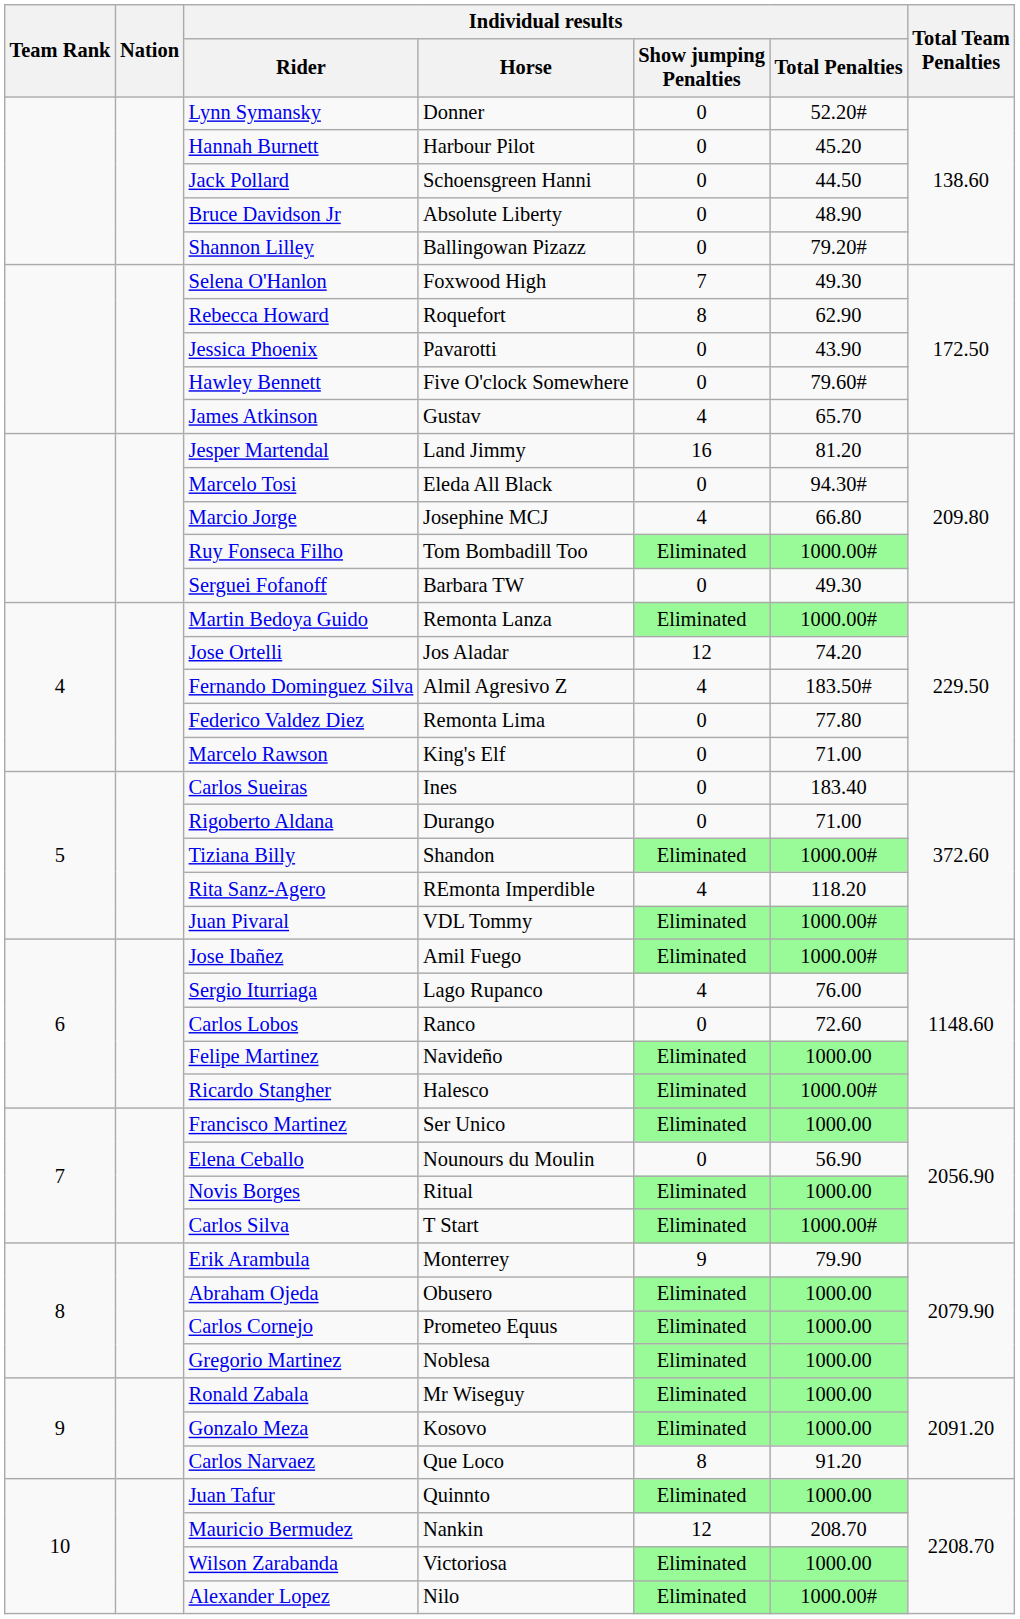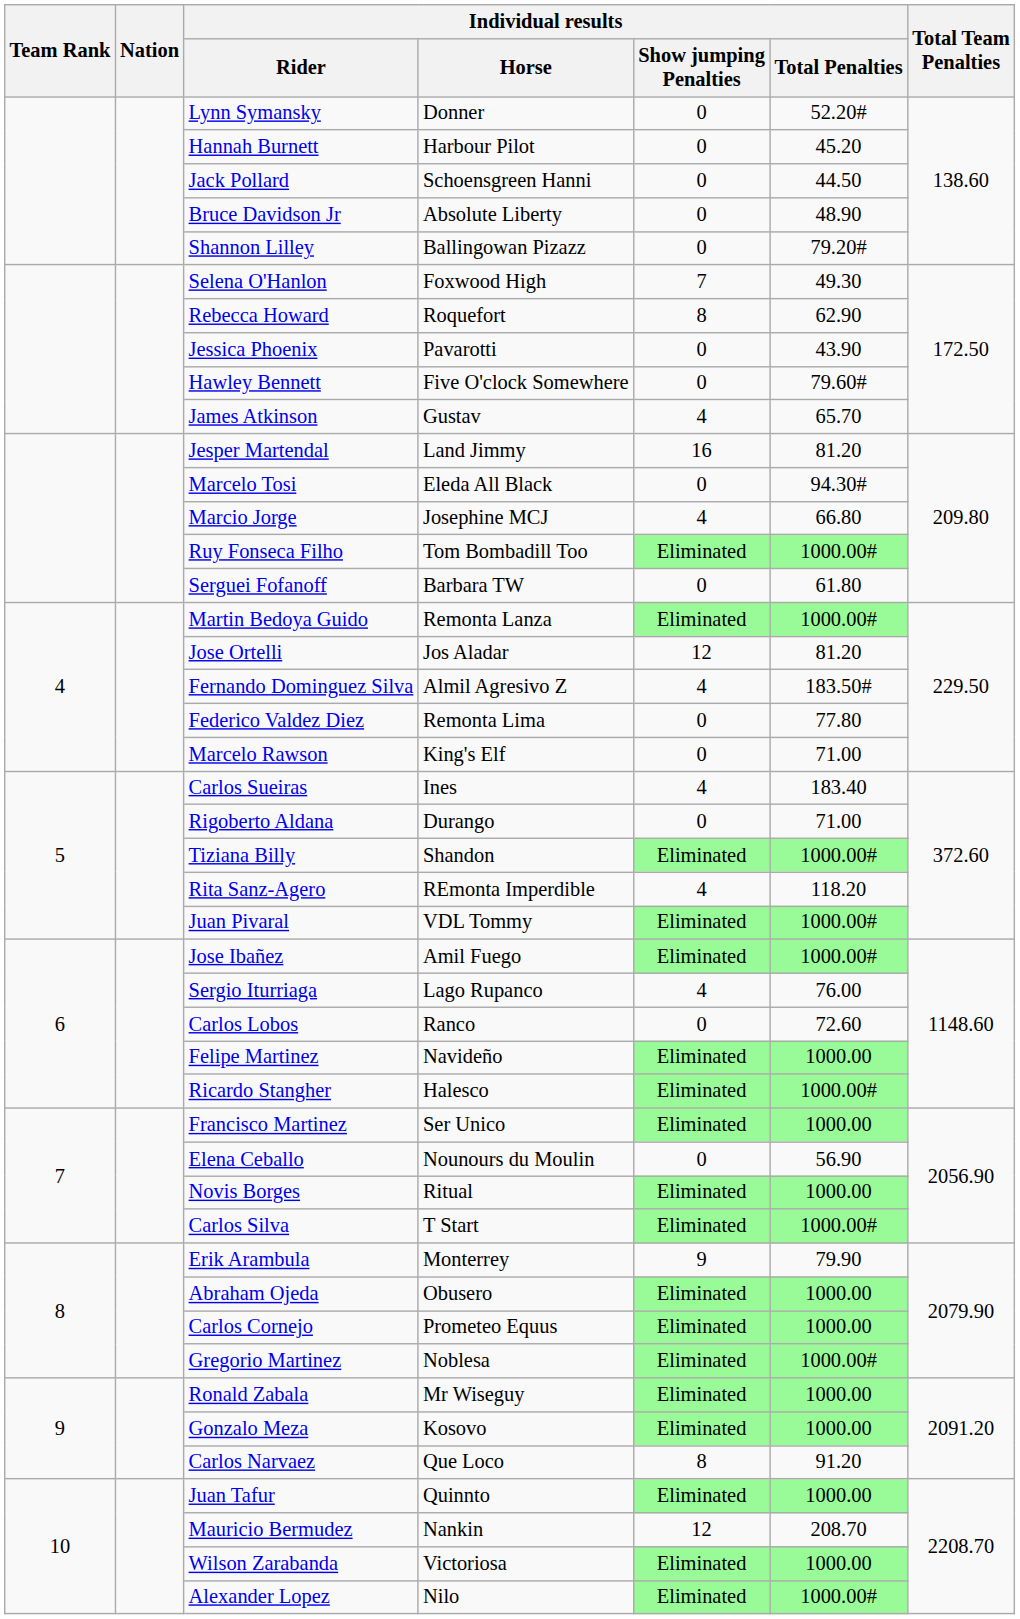(839, 585) 49.30 -> (839, 585) 61.80
(839, 652) 74.20 -> (839, 652) 81.20
(702, 787) 0 -> (702, 787) 4
(839, 1361) 1000.00 -> (839, 1361) 1000.00#
